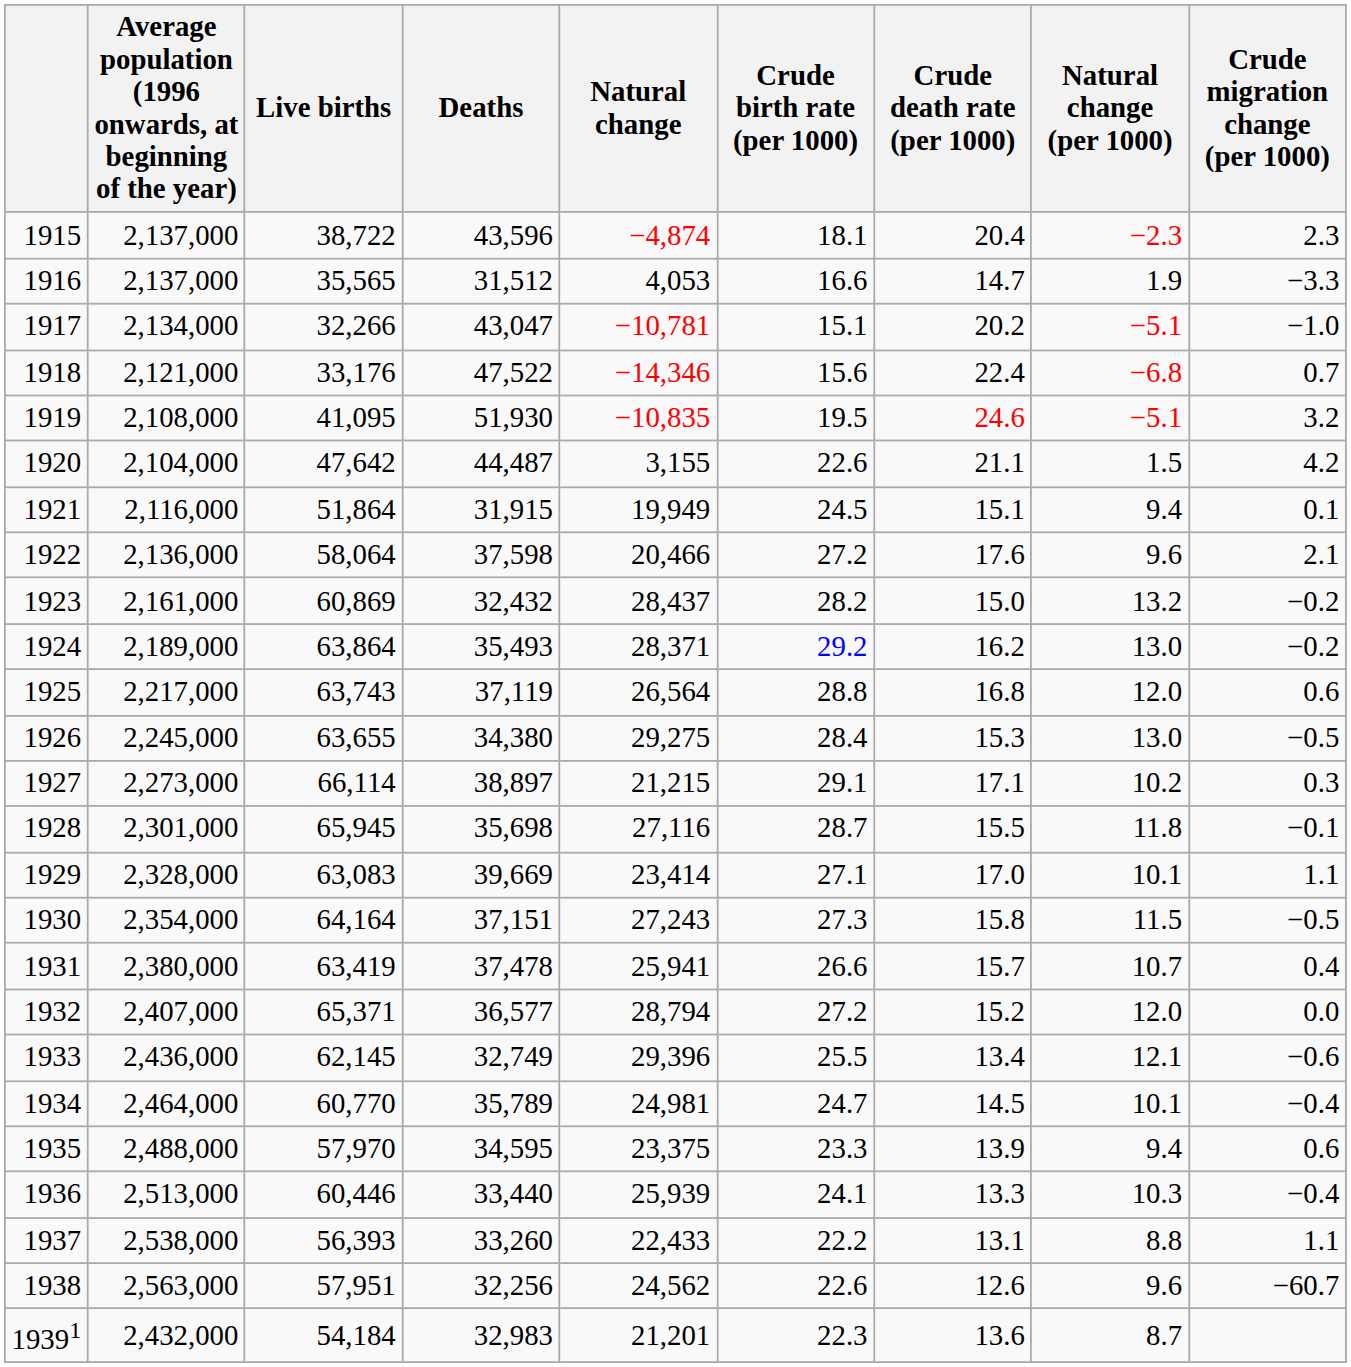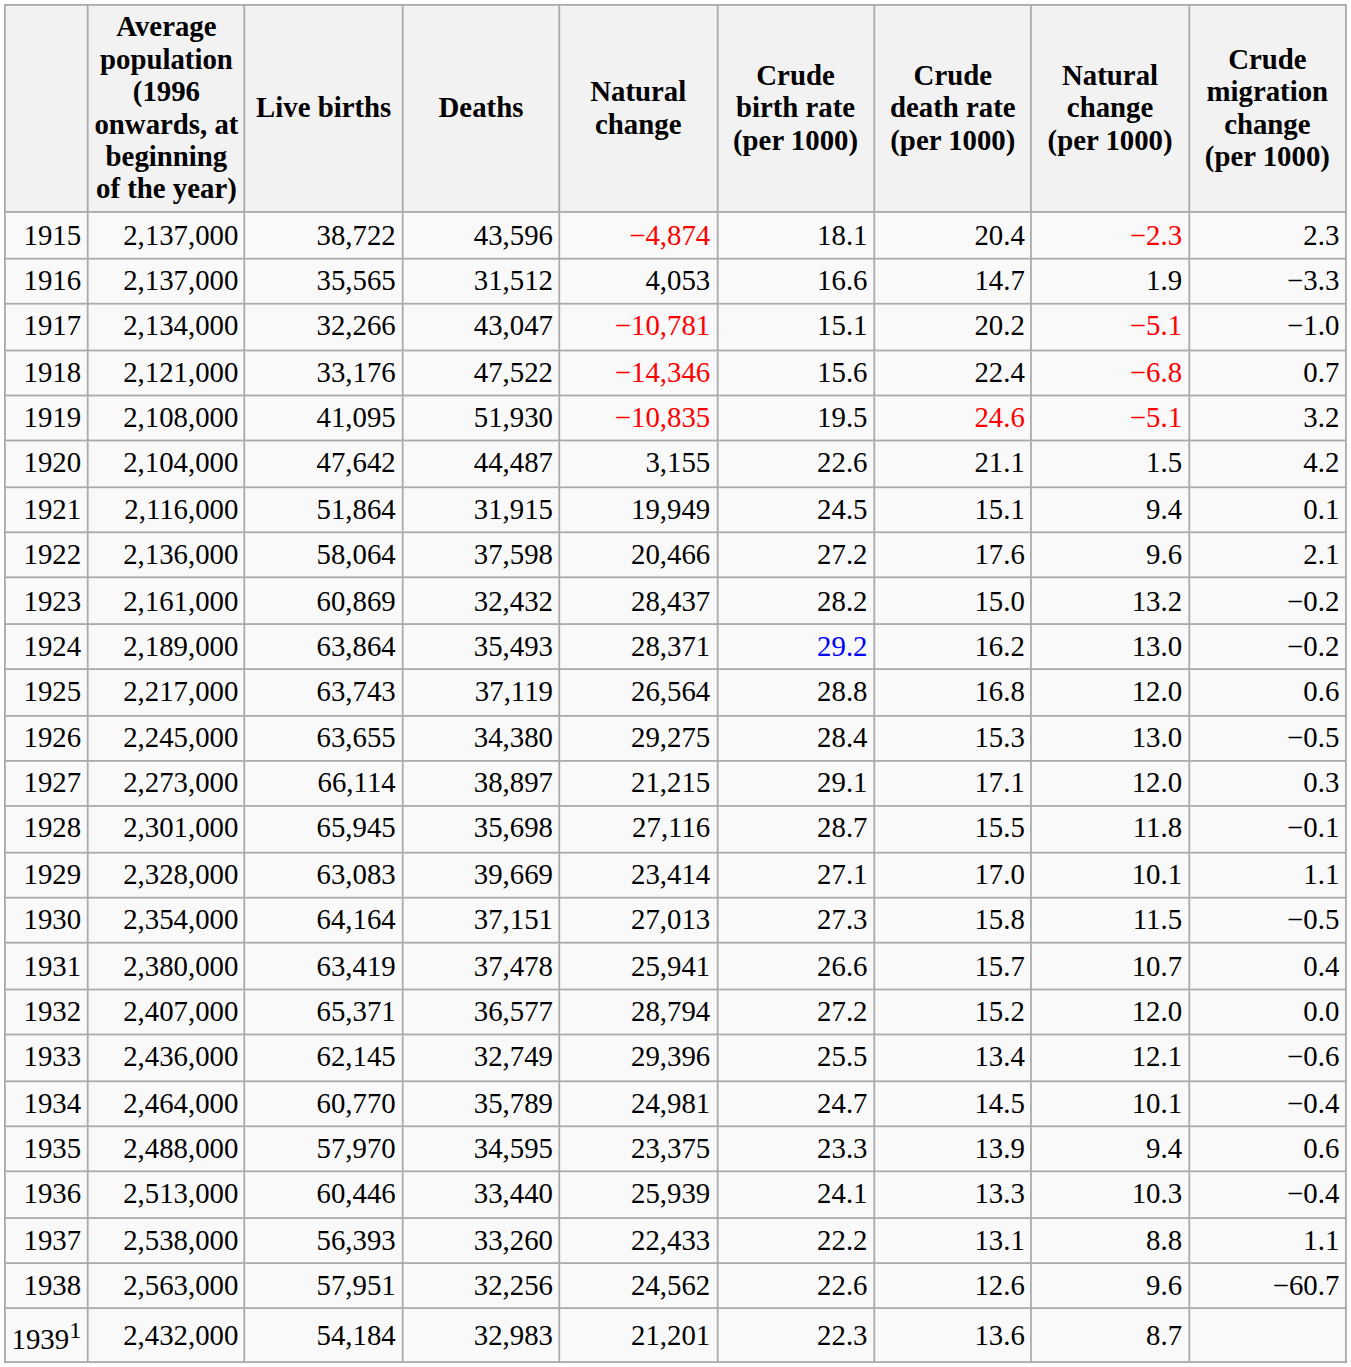(1157, 783) 10.2 -> (1157, 783) 12.0
(671, 920) 27,243 -> (671, 920) 27,013
